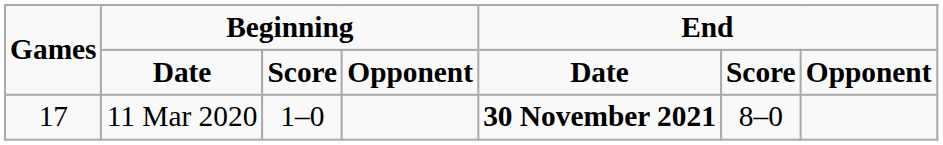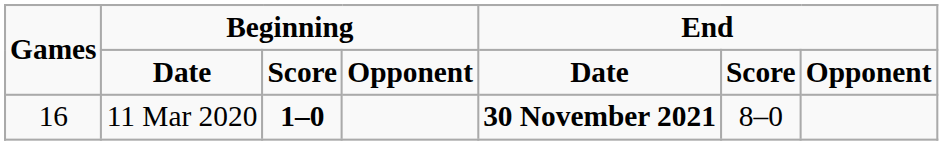(53, 116) 17 -> (53, 116) 16
(302, 116) normal -> (302, 116) bold
